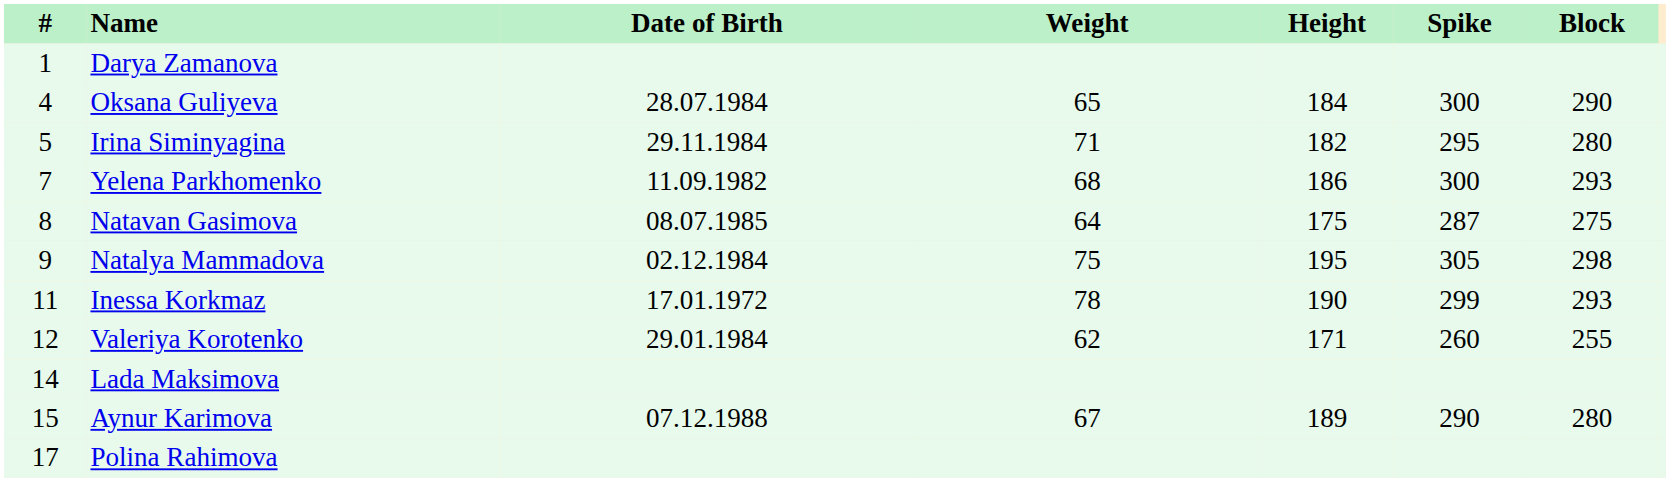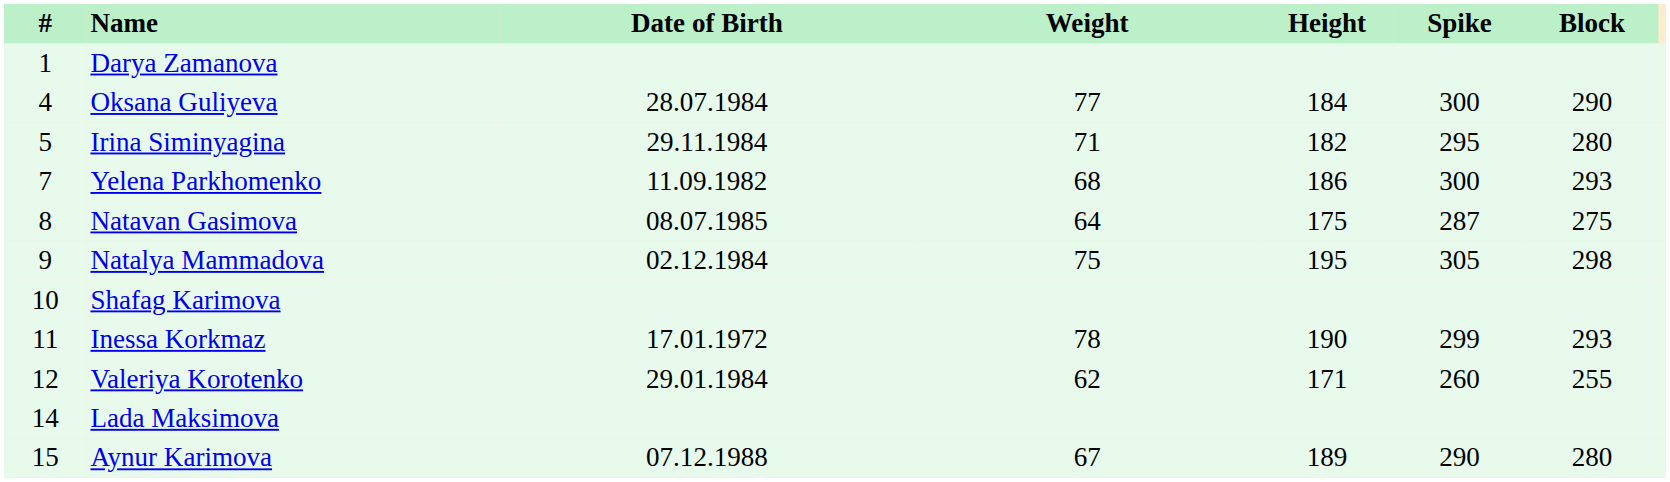(1087, 102) 65 -> (1087, 102) 77
+ row: (185, 299)
- row: (184, 457)
